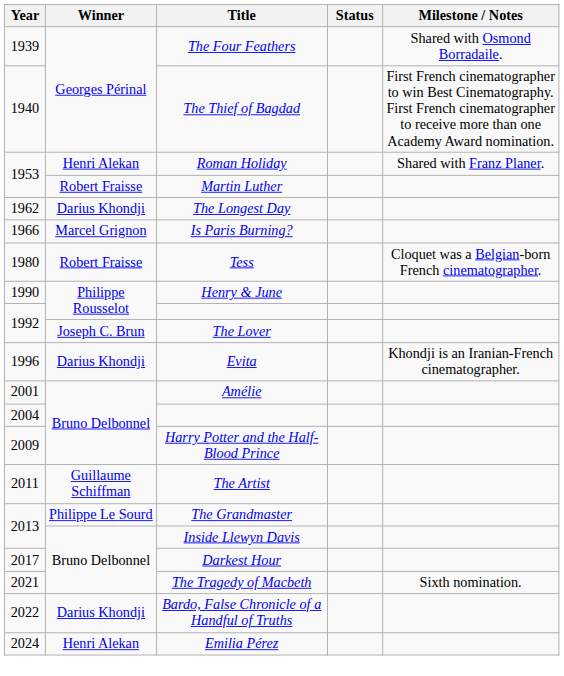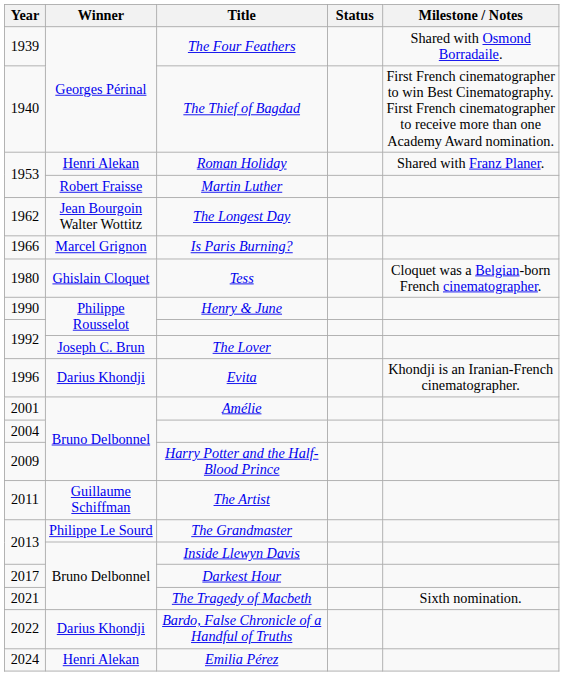(101, 208) Darius Khondji -> (101, 216) Jean Bourgoin Walter Wottitz
(101, 261) Robert Fraisse -> (101, 278) Ghislain Cloquet
